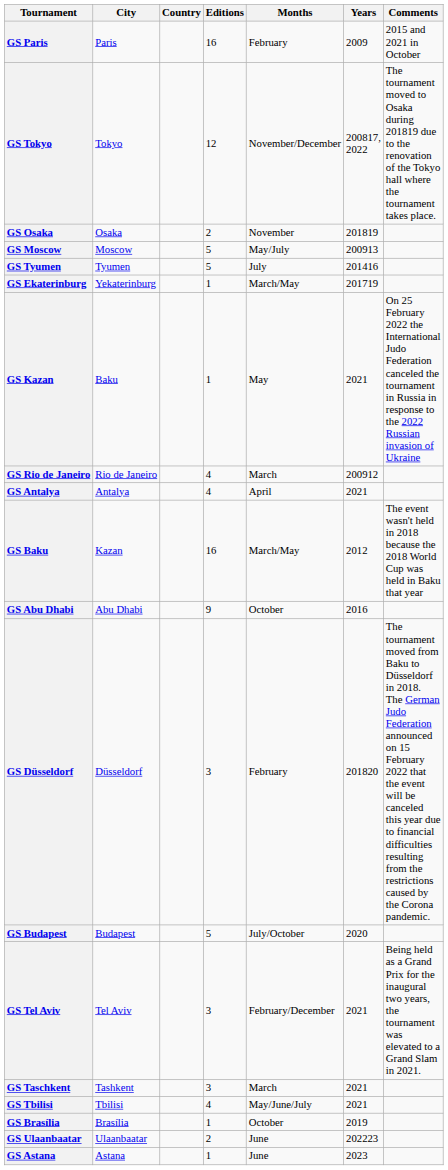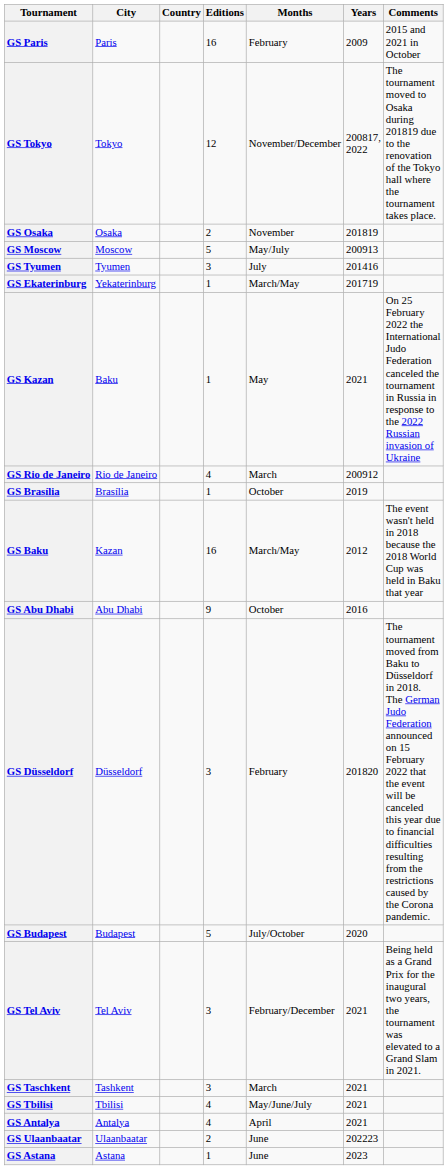(208, 266) 5 -> (208, 266) 3
rows swapped: (33, 1122) <-> (33, 491)
